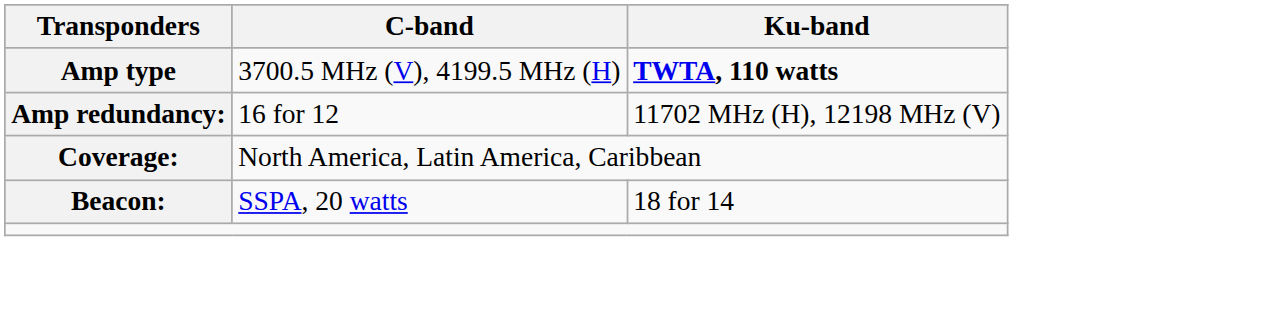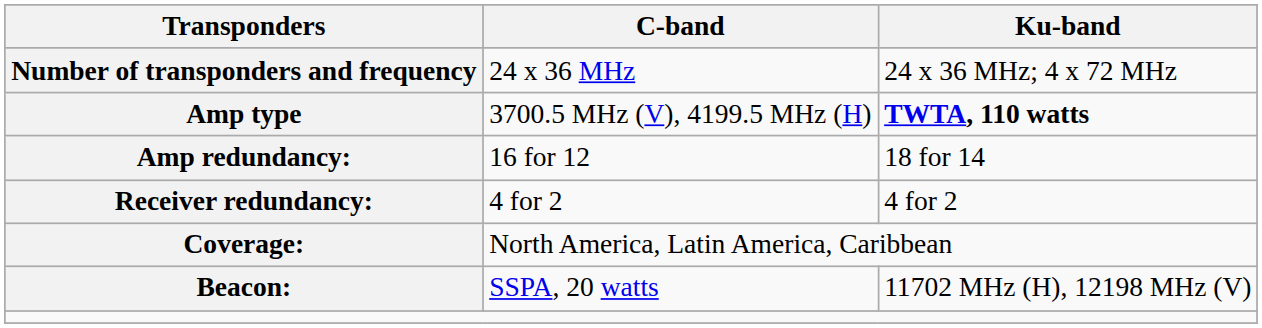+ row: (244, 69)
(817, 113) 11702 MHz (H), 12198 MHz (V) -> (935, 157) 18 for 14
+ row: (244, 200)
(684, 200) 18 for 14 -> (1068, 288) 11702 MHz (H), 12198 MHz (V)
